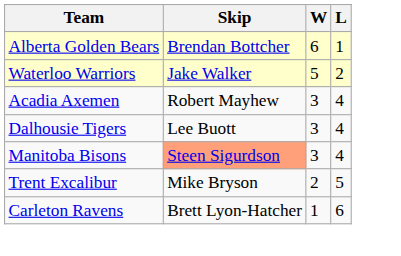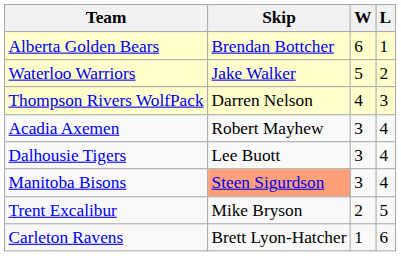+ row: (106, 100)
